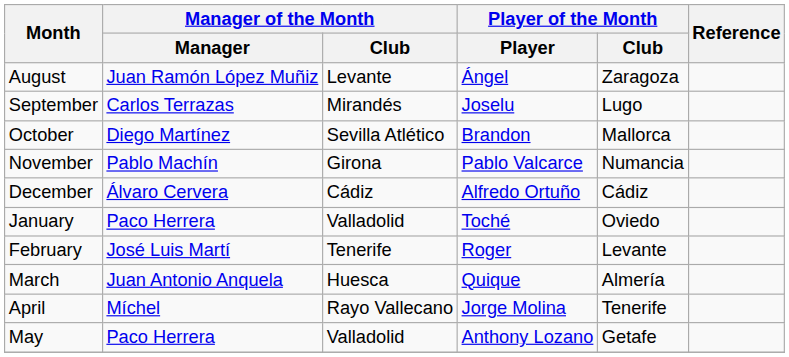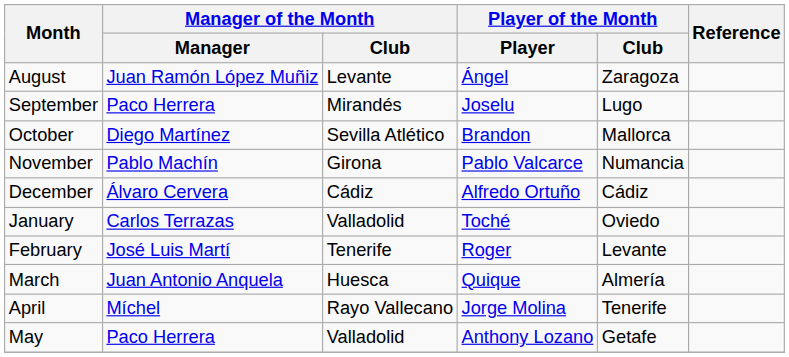(170, 105) Carlos Terrazas -> (161, 105) Paco Herrera
(161, 221) Paco Herrera -> (170, 221) Carlos Terrazas
